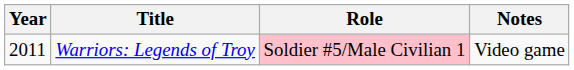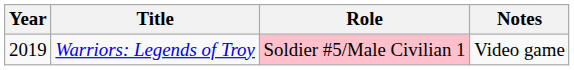(27, 49) 2011 -> (28, 49) 2019
